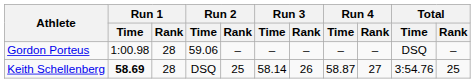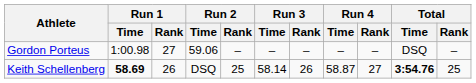(169, 51) 28 -> (169, 51) 27
(169, 69) 28 -> (169, 69) 26
(414, 69) normal -> (414, 69) bold
